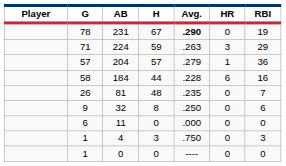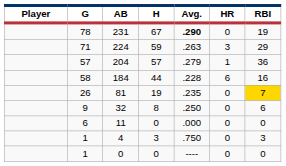(156, 93) 48 -> (156, 93) 19
(263, 93) no background -> (263, 93) gold background
